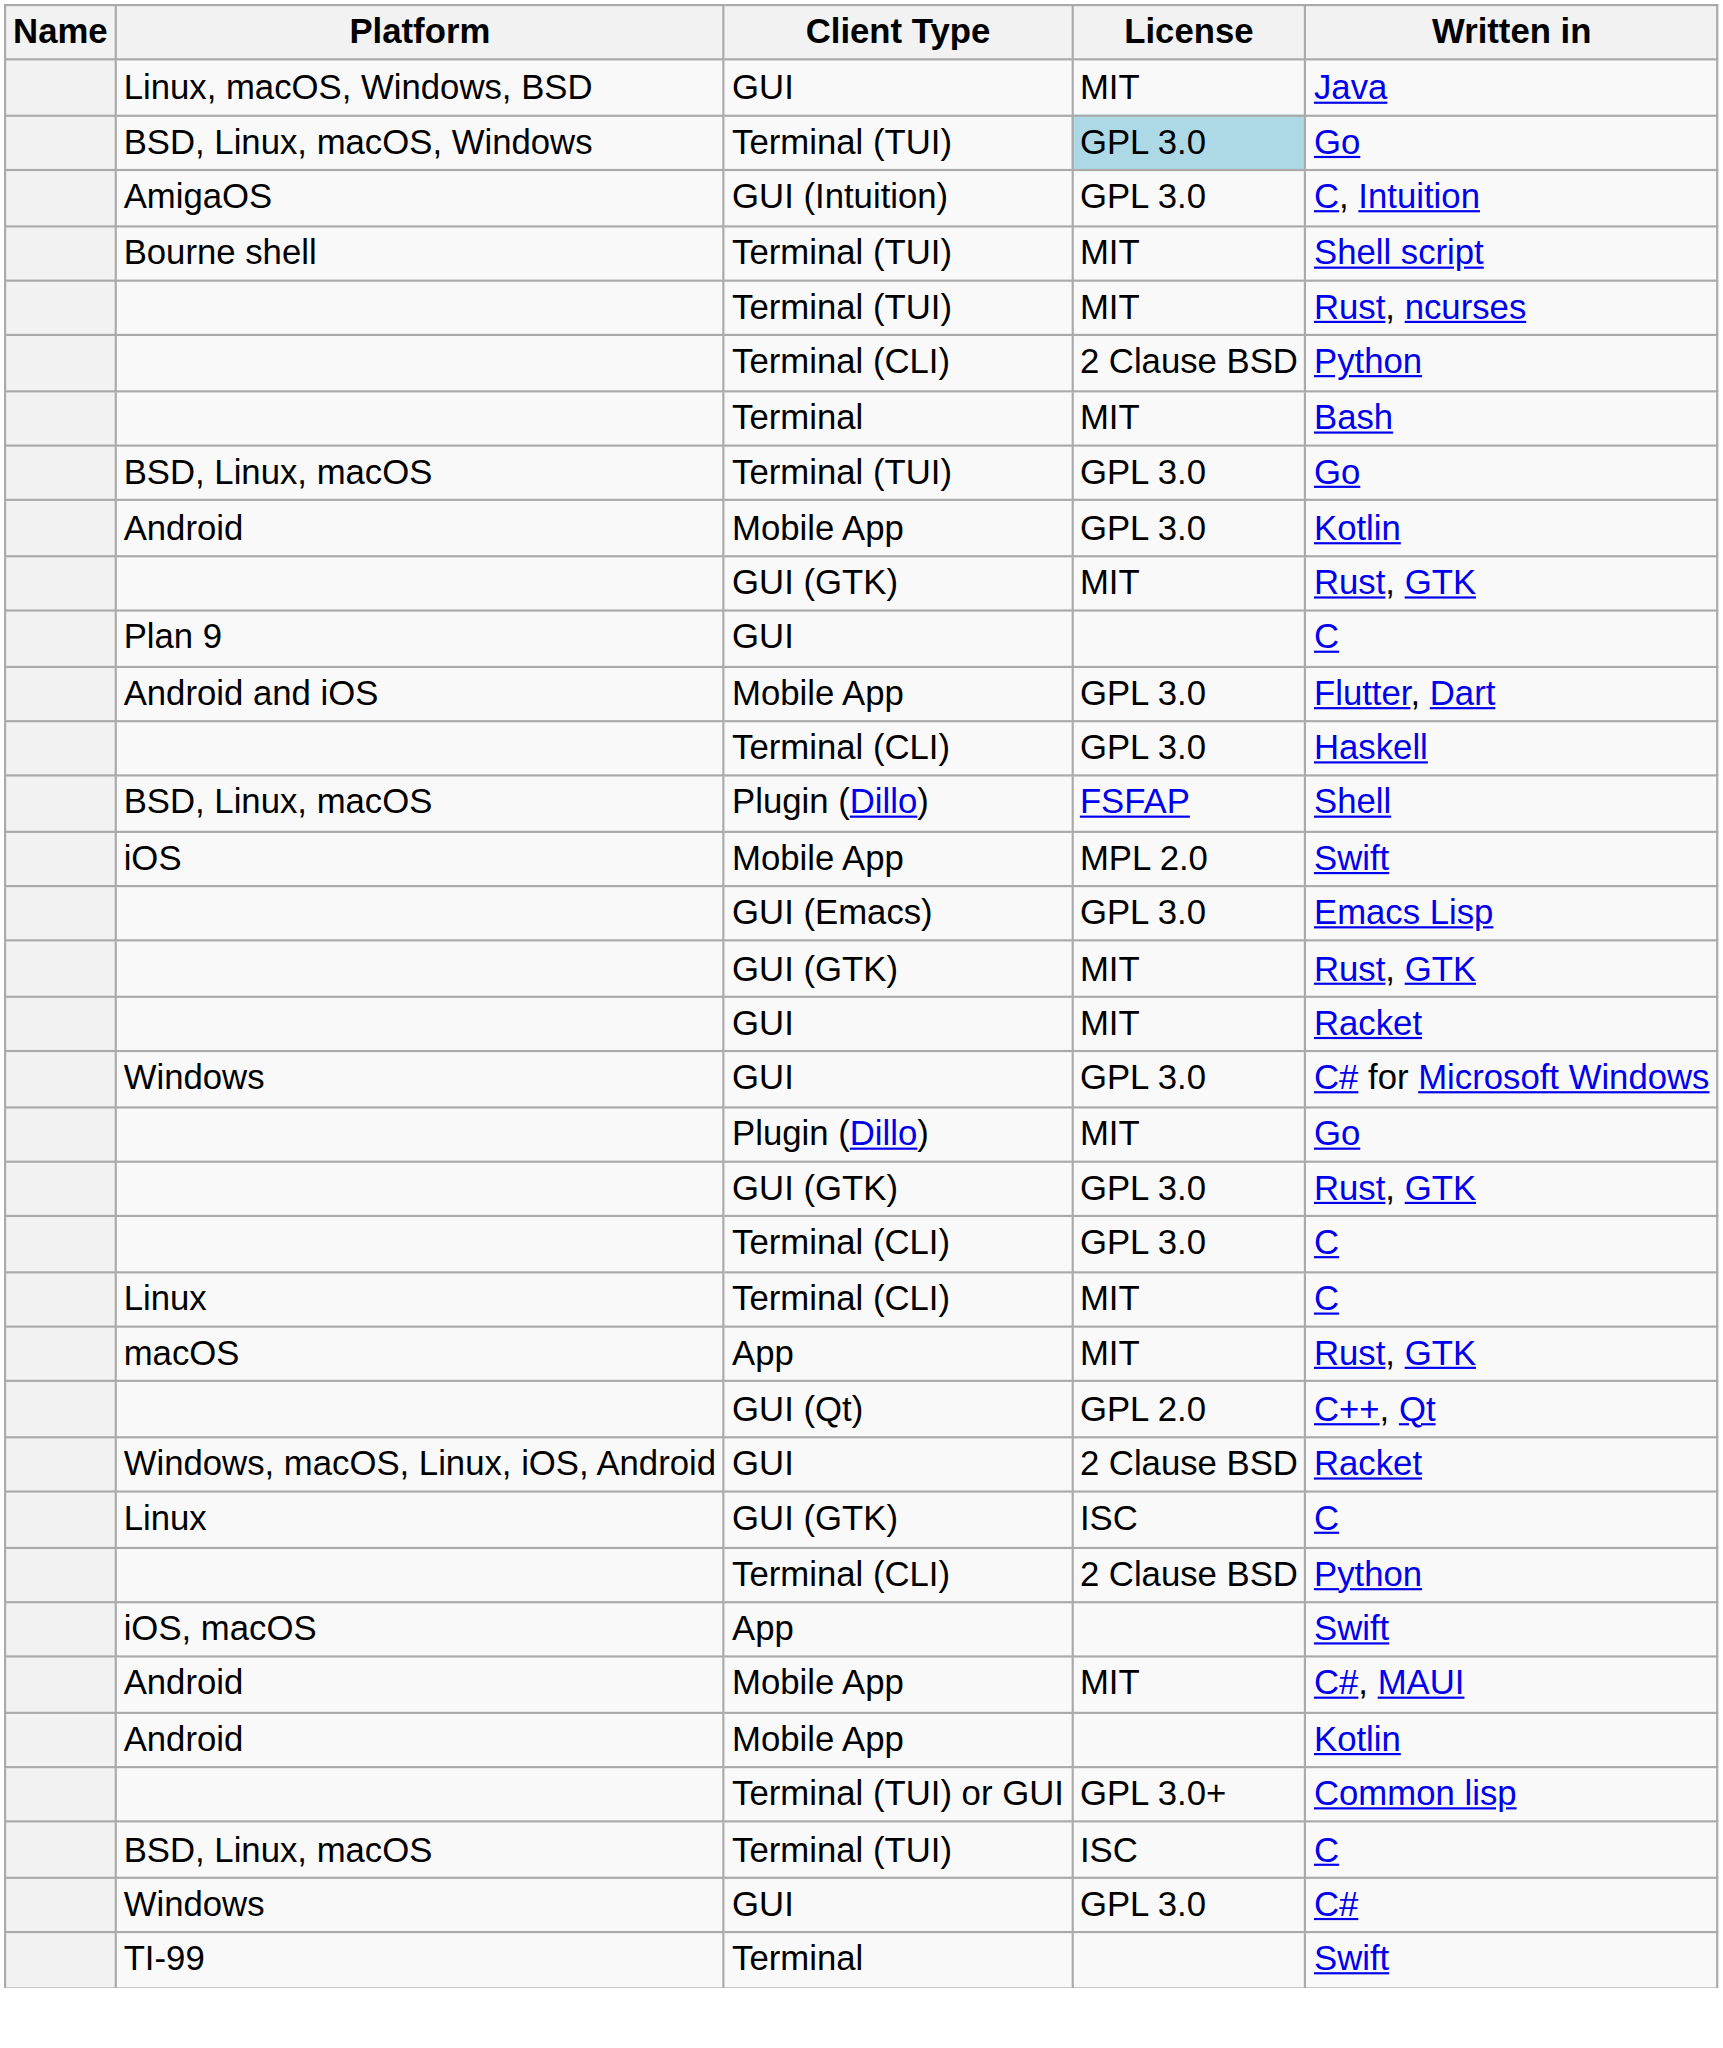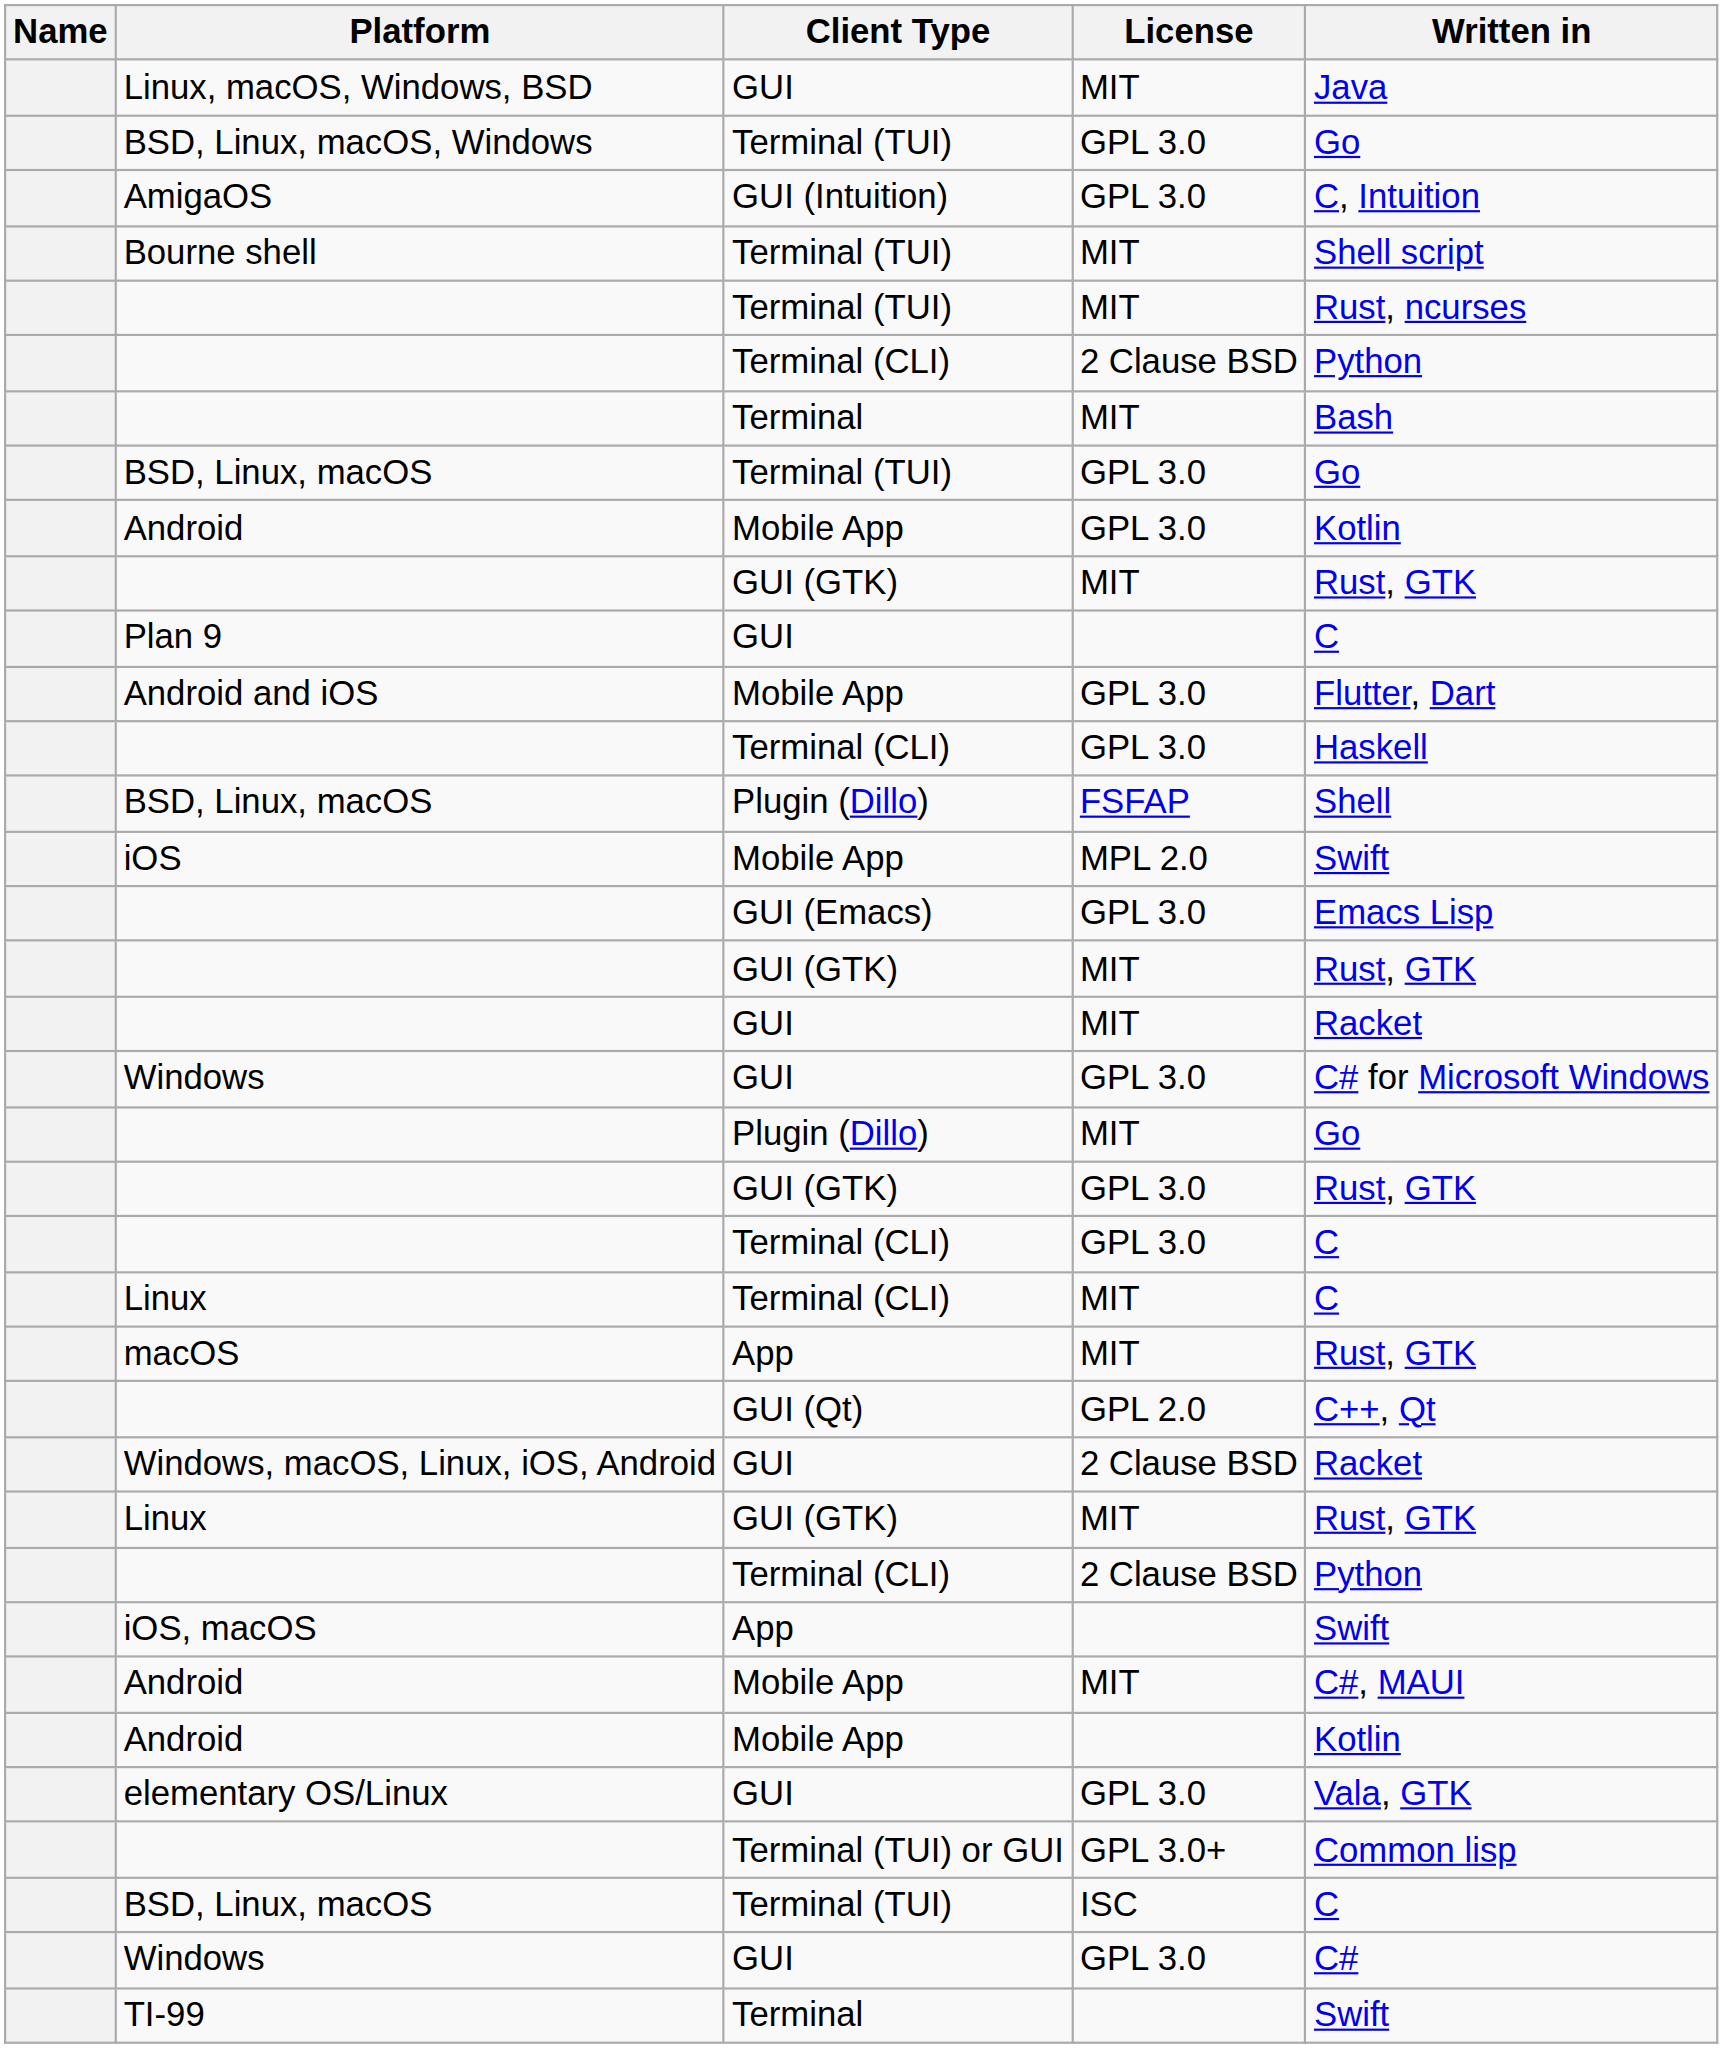(1143, 142) lightblue background -> (1143, 142) no background
(1109, 1518) ISC -> (1110, 1518) MIT
(1327, 1518) C -> (1395, 1518) Rust, GTK
+ row: (286, 1794)
